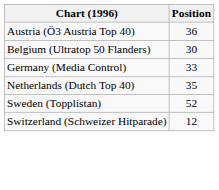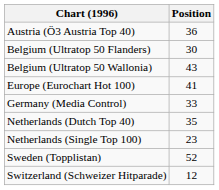+ row: (79, 67)
+ row: (71, 85)
+ row: (74, 139)
